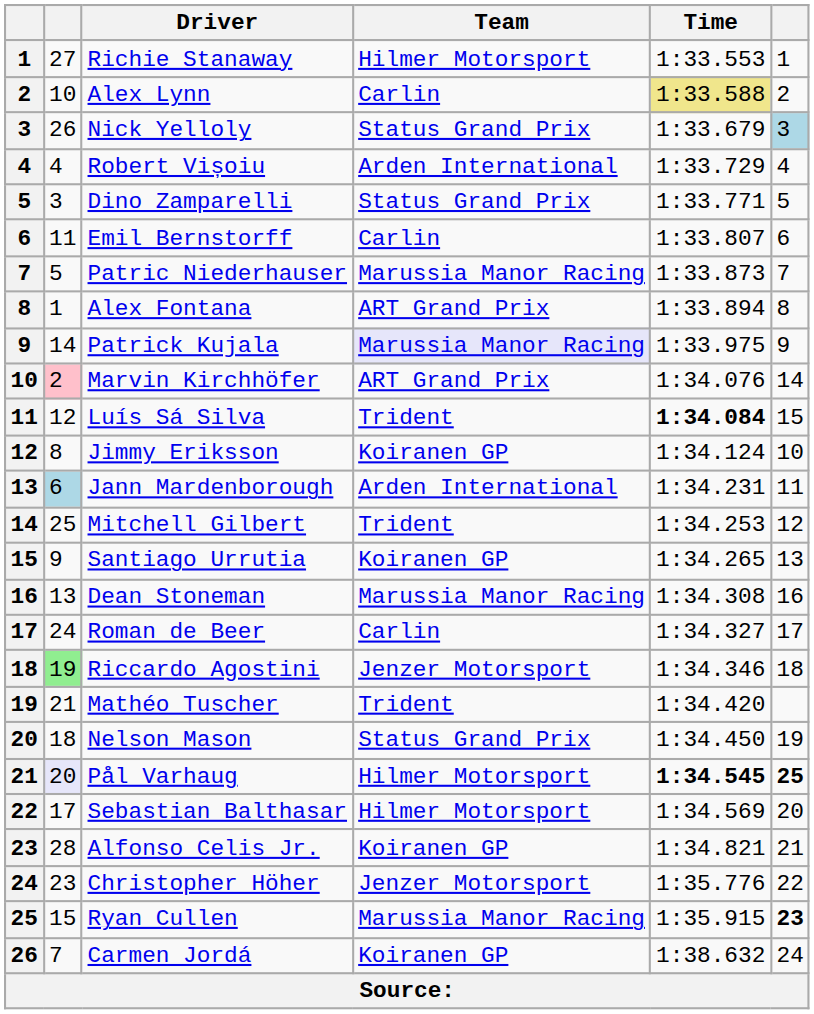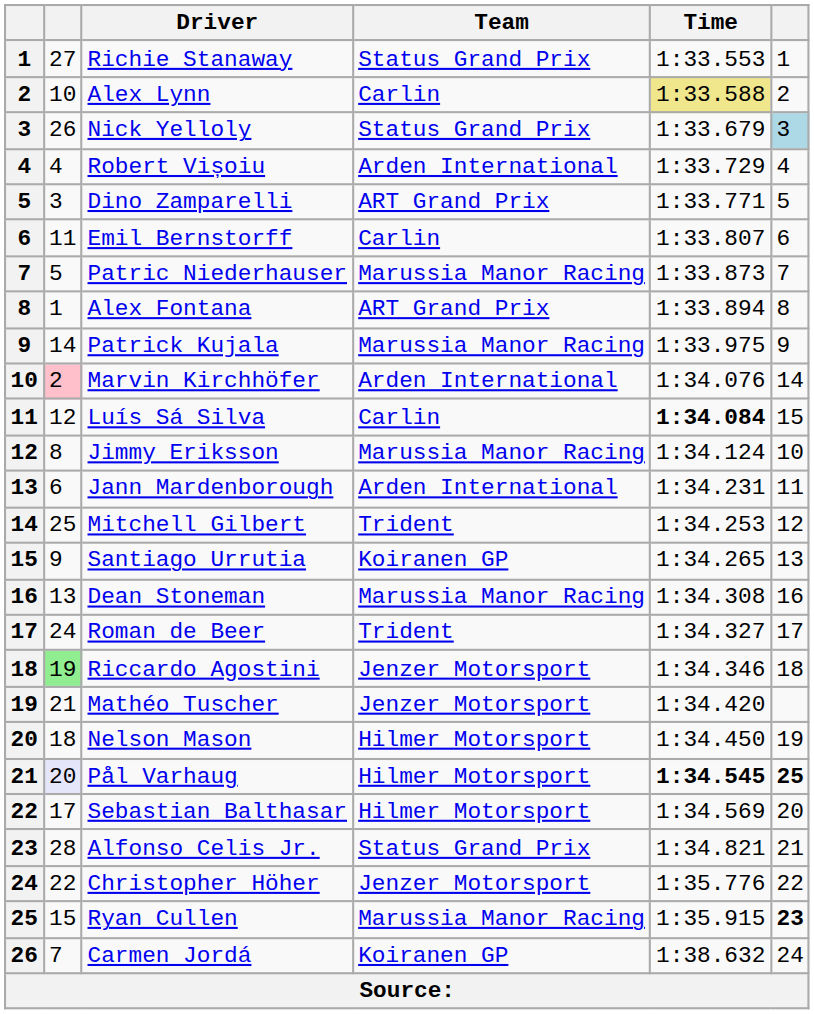(474, 59) Hilmer Motorsport -> (474, 59) Status Grand Prix
(474, 202) Status Grand Prix -> (454, 202) ART Grand Prix
(502, 346) lavender background -> (502, 346) no background
(454, 382) ART Grand Prix -> (488, 382) Arden International
(406, 417) Trident -> (399, 417) Carlin
(433, 453) Koiranen GP -> (502, 453) Marussia Manor Racing
(56, 489) lightblue background -> (56, 489) no background
(399, 633) Carlin -> (406, 633) Trident
(406, 704) Trident -> (474, 704) Jenzer Motorsport
(474, 740) Status Grand Prix -> (474, 740) Hilmer Motorsport
(433, 848) Koiranen GP -> (474, 848) Status Grand Prix
(63, 884) 23 -> (63, 884) 22
